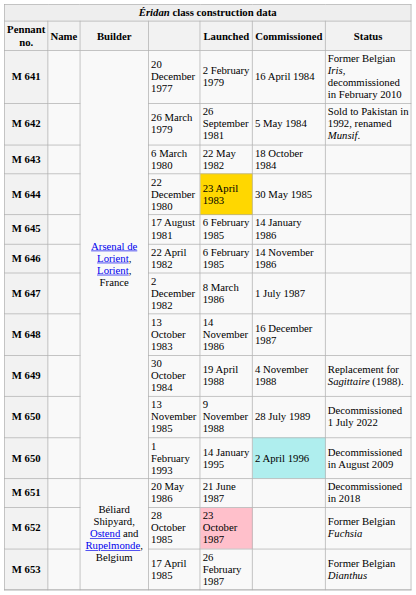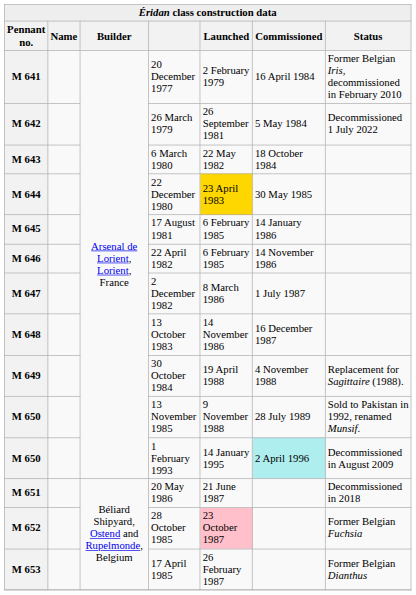(368, 124) Sold to Pakistan in 1992, renamed Munsif. -> (365, 124) Decommissioned 1 July 2022
(365, 417) Decommissioned 1 July 2022 -> (368, 417) Sold to Pakistan in 1992, renamed Munsif.
